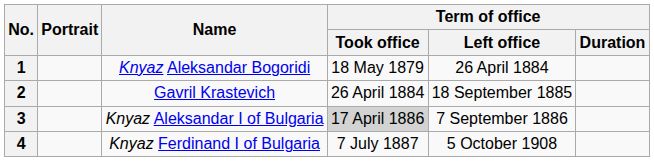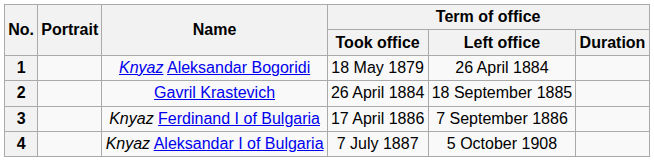(215, 118) Knyaz Aleksandar I of Bulgaria -> (215, 118) Knyaz Ferdinand I of Bulgaria
(378, 118) lightgrey background -> (378, 118) no background
(215, 144) Knyaz Ferdinand I of Bulgaria -> (215, 144) Knyaz Aleksandar I of Bulgaria
